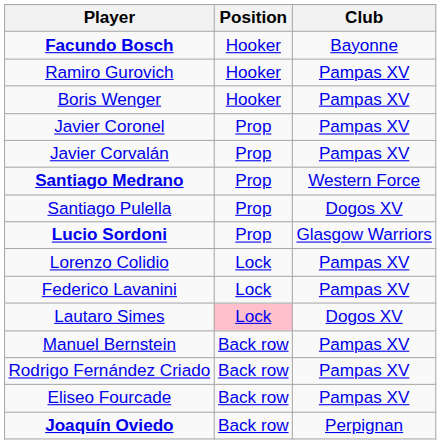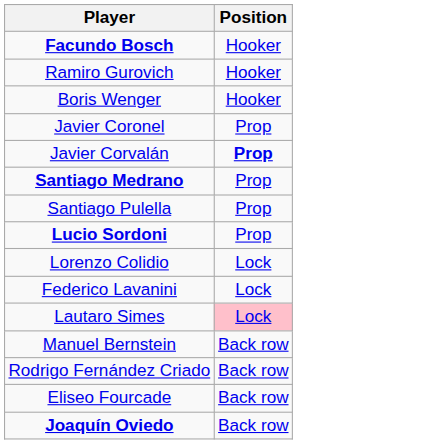- column: (364, 18)
(253, 153) normal -> (253, 153) bold
